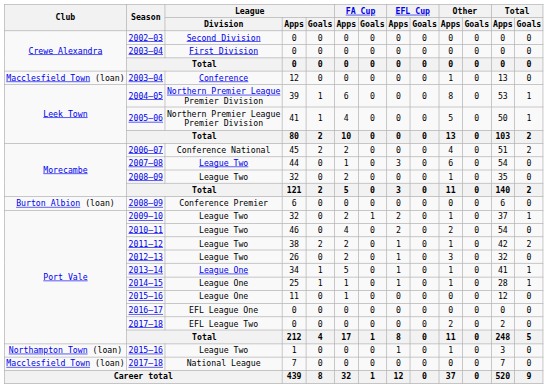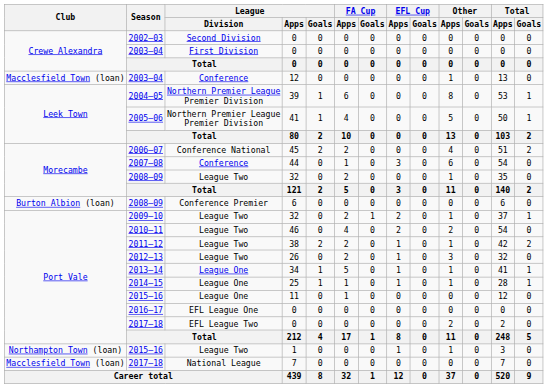(224, 163) League Two -> (224, 163) Conference
